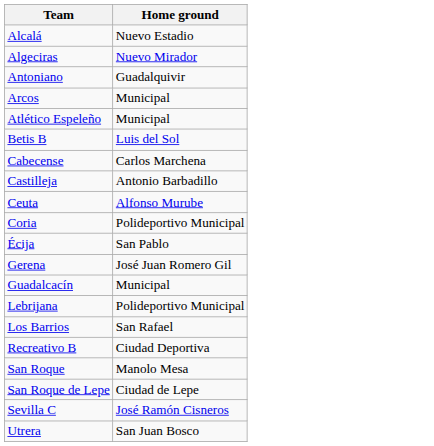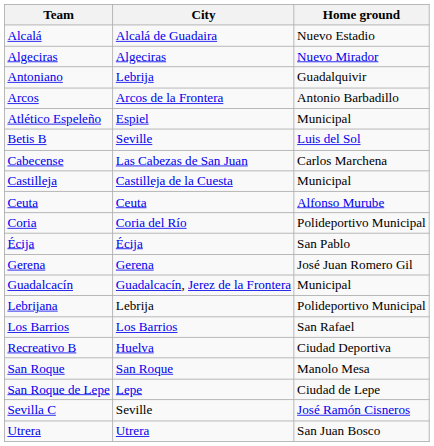+ column: (203, 14)
(143, 98) Municipal -> (348, 98) Antonio Barbadillo
(167, 181) Antonio Barbadillo -> (324, 181) Municipal
